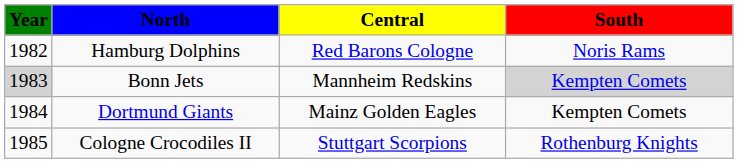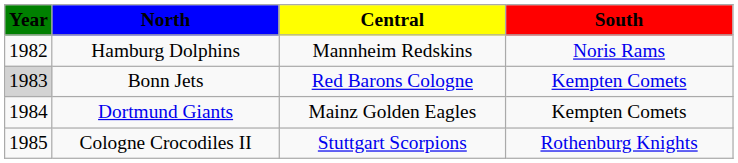(392, 50) Red Barons Cologne -> (392, 50) Mannheim Redskins
(392, 81) Mannheim Redskins -> (392, 81) Red Barons Cologne
(619, 81) lightgrey background -> (619, 81) no background
